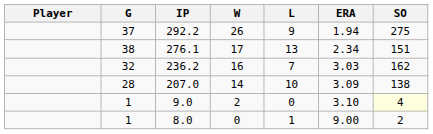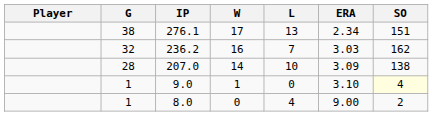- row: (183, 31)
(237, 102) 2 -> (237, 85) 1
(291, 120) 1 -> (291, 102) 4
